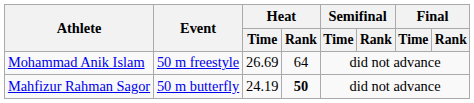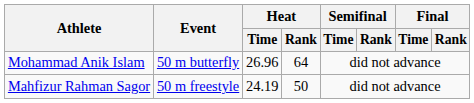(198, 62) 50 m freestyle -> (198, 62) 50 m butterfly
(262, 62) 26.69 -> (262, 62) 26.96
(198, 86) 50 m butterfly -> (198, 86) 50 m freestyle
(301, 86) bold -> (301, 86) normal
